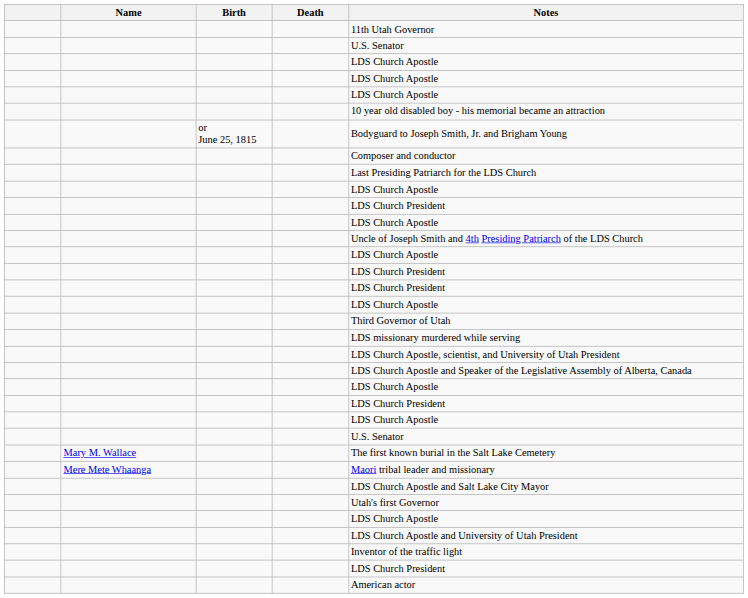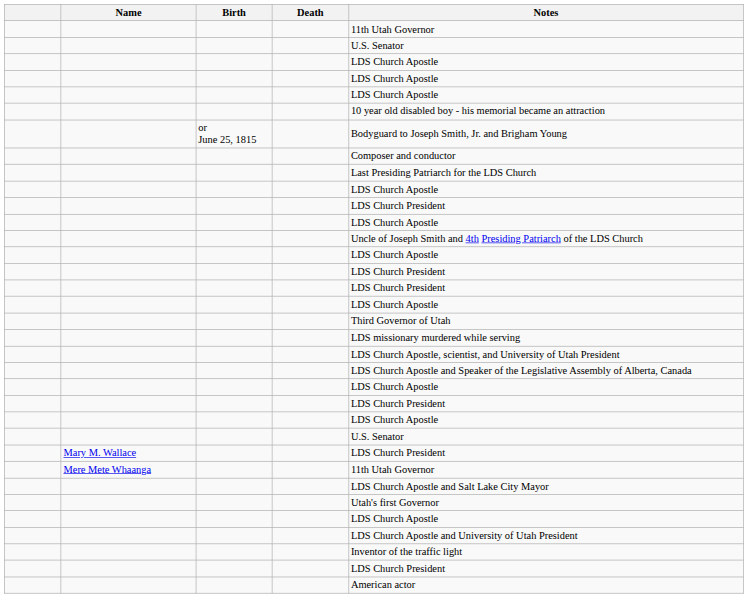(453, 453) The first known burial in the Salt Lake Cemetery -> (398, 453) LDS Church President
(423, 469) Maori tribal leader and missionary -> (393, 469) 11th Utah Governor
